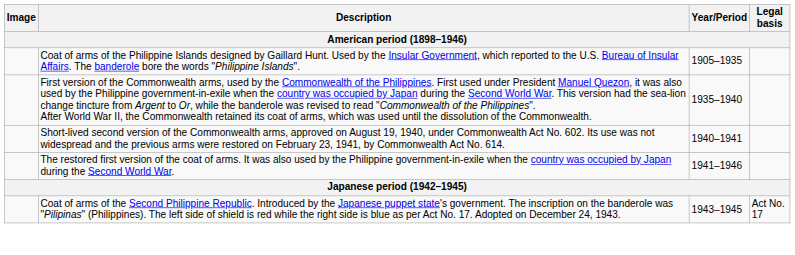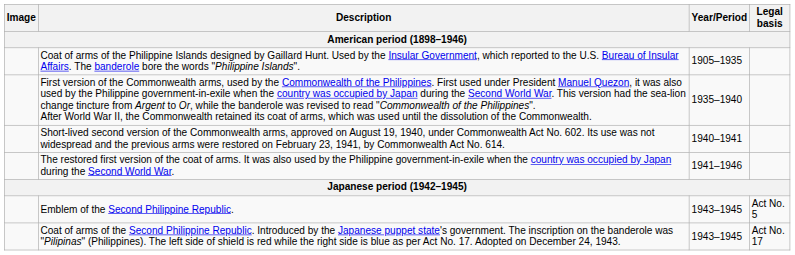+ row: (137, 209)
